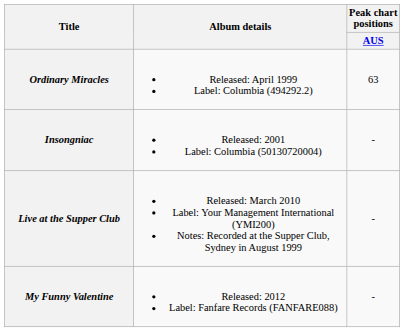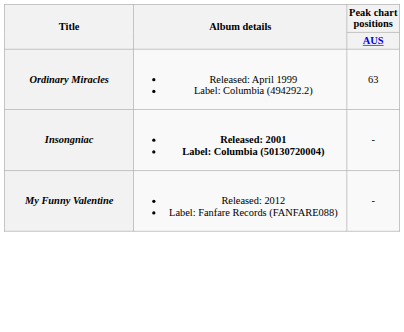(240, 146) normal -> (240, 146) bold
- row: (69, 218)
